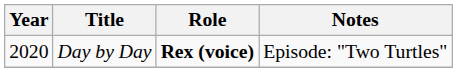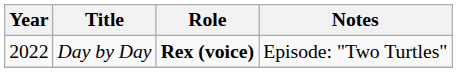(29, 51) 2020 -> (29, 51) 2022
